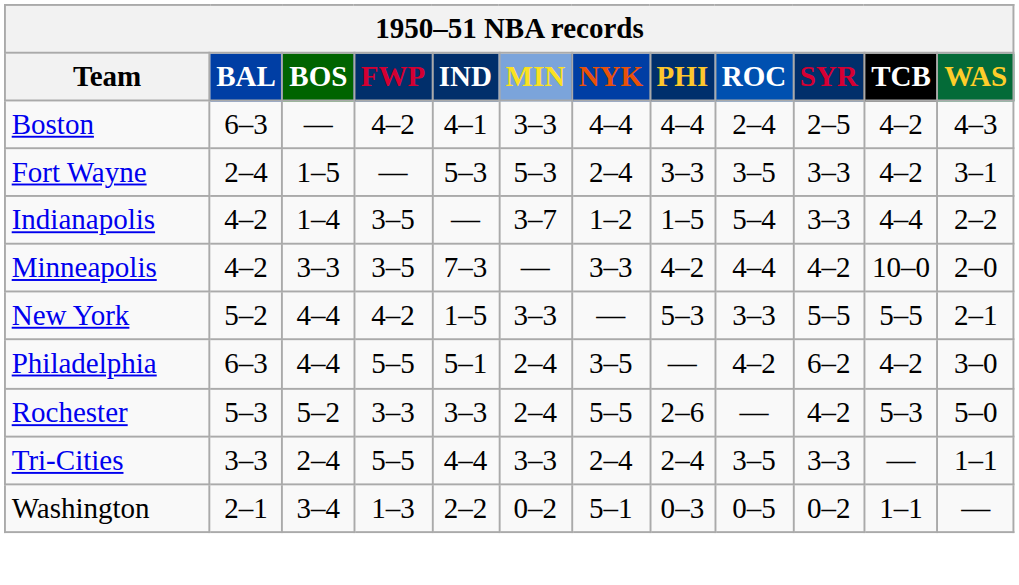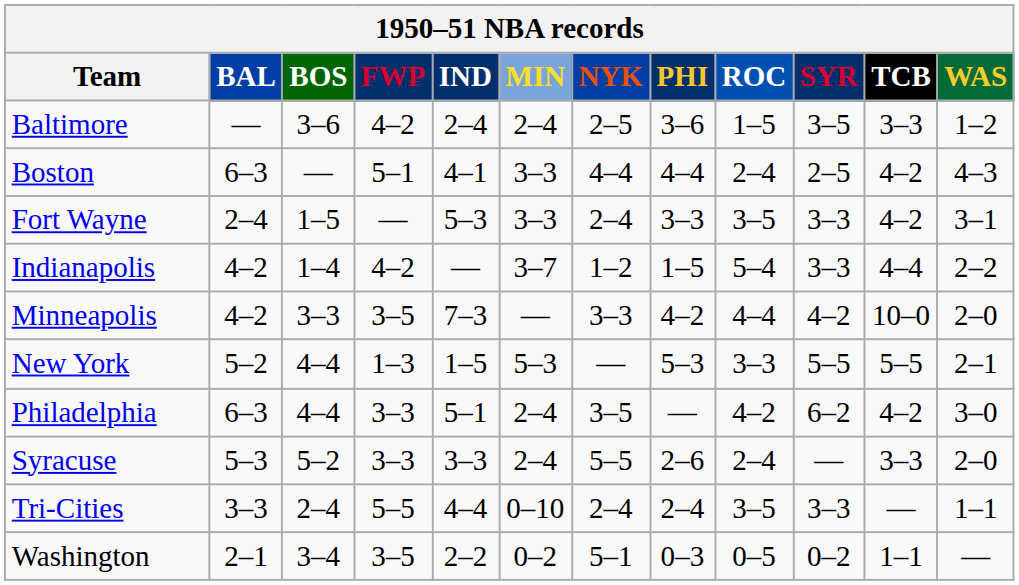+ row: (70, 124)
(393, 124) 4–2 -> (393, 172) 5–1
(535, 172) 5–3 -> (535, 220) 3–3
(393, 220) 3–5 -> (393, 267) 4–2
(393, 315) 4–2 -> (393, 363) 1–3
(535, 315) 3–3 -> (535, 363) 5–3
(393, 363) 5–5 -> (393, 411) 3–3
- row: (70, 411)
+ row: (64, 459)
(535, 459) 3–3 -> (535, 507) 0–10
(393, 507) 1–3 -> (393, 555) 3–5
